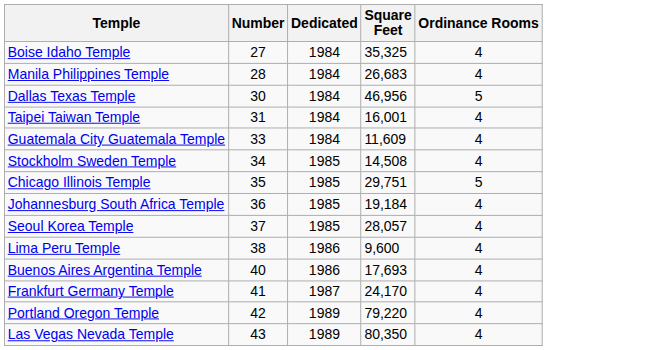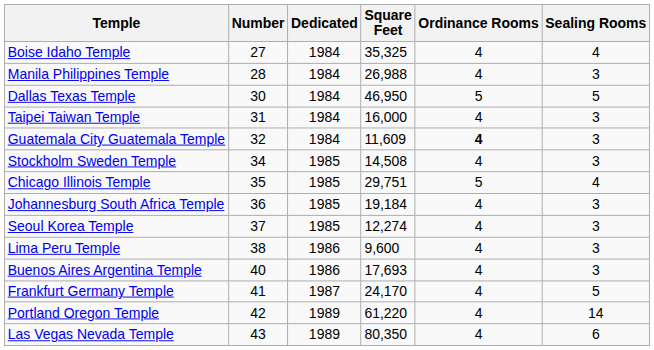+ column: (596, 23)
(386, 74) 26,683 -> (386, 74) 26,988
(386, 95) 46,956 -> (386, 95) 46,950
(386, 117) 16,001 -> (386, 117) 16,000
(258, 139) 33 -> (258, 139) 32
(479, 139) normal -> (479, 139) bold
(386, 226) 28,057 -> (386, 226) 12,274
(386, 313) 79,220 -> (386, 313) 61,220
